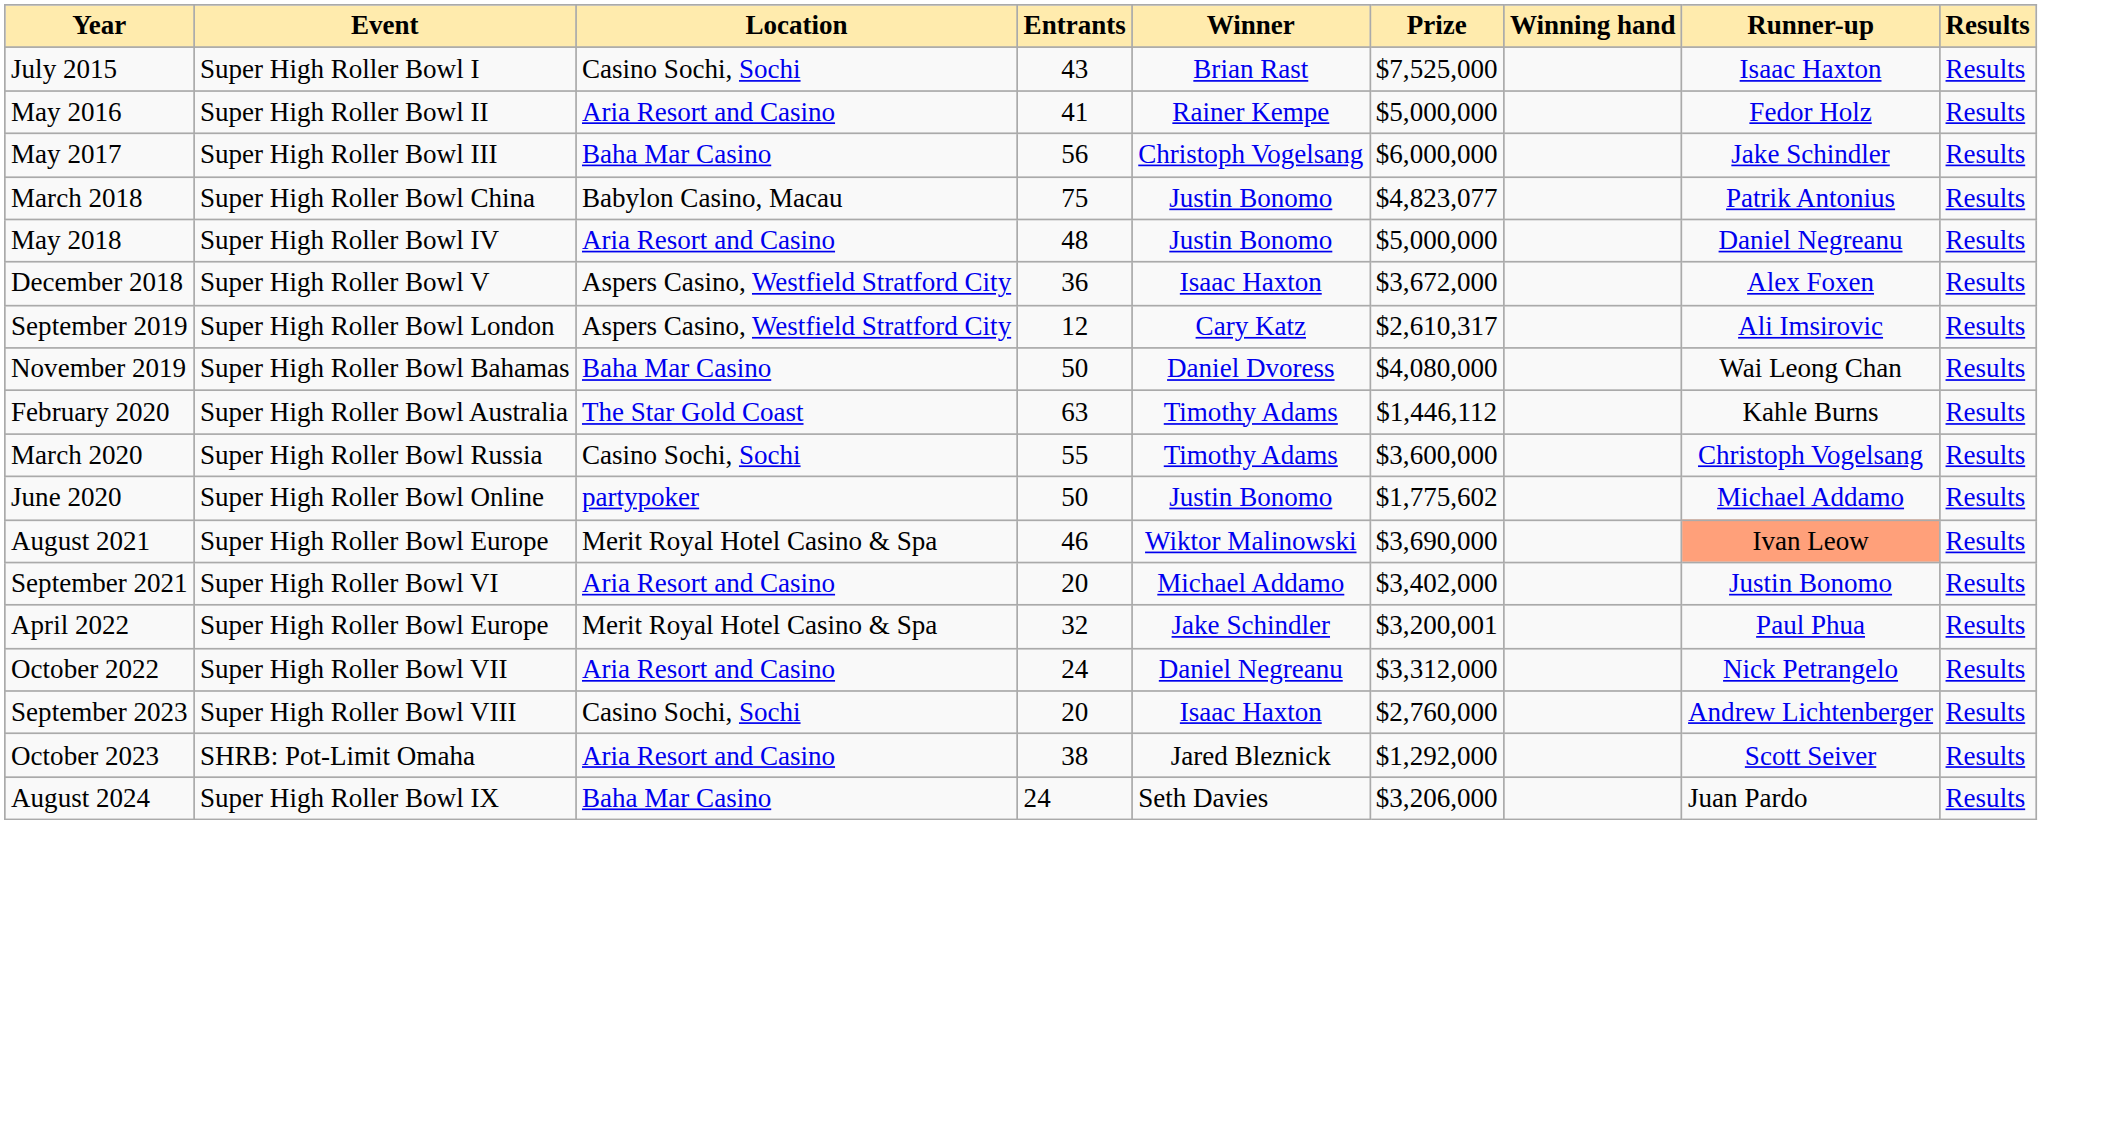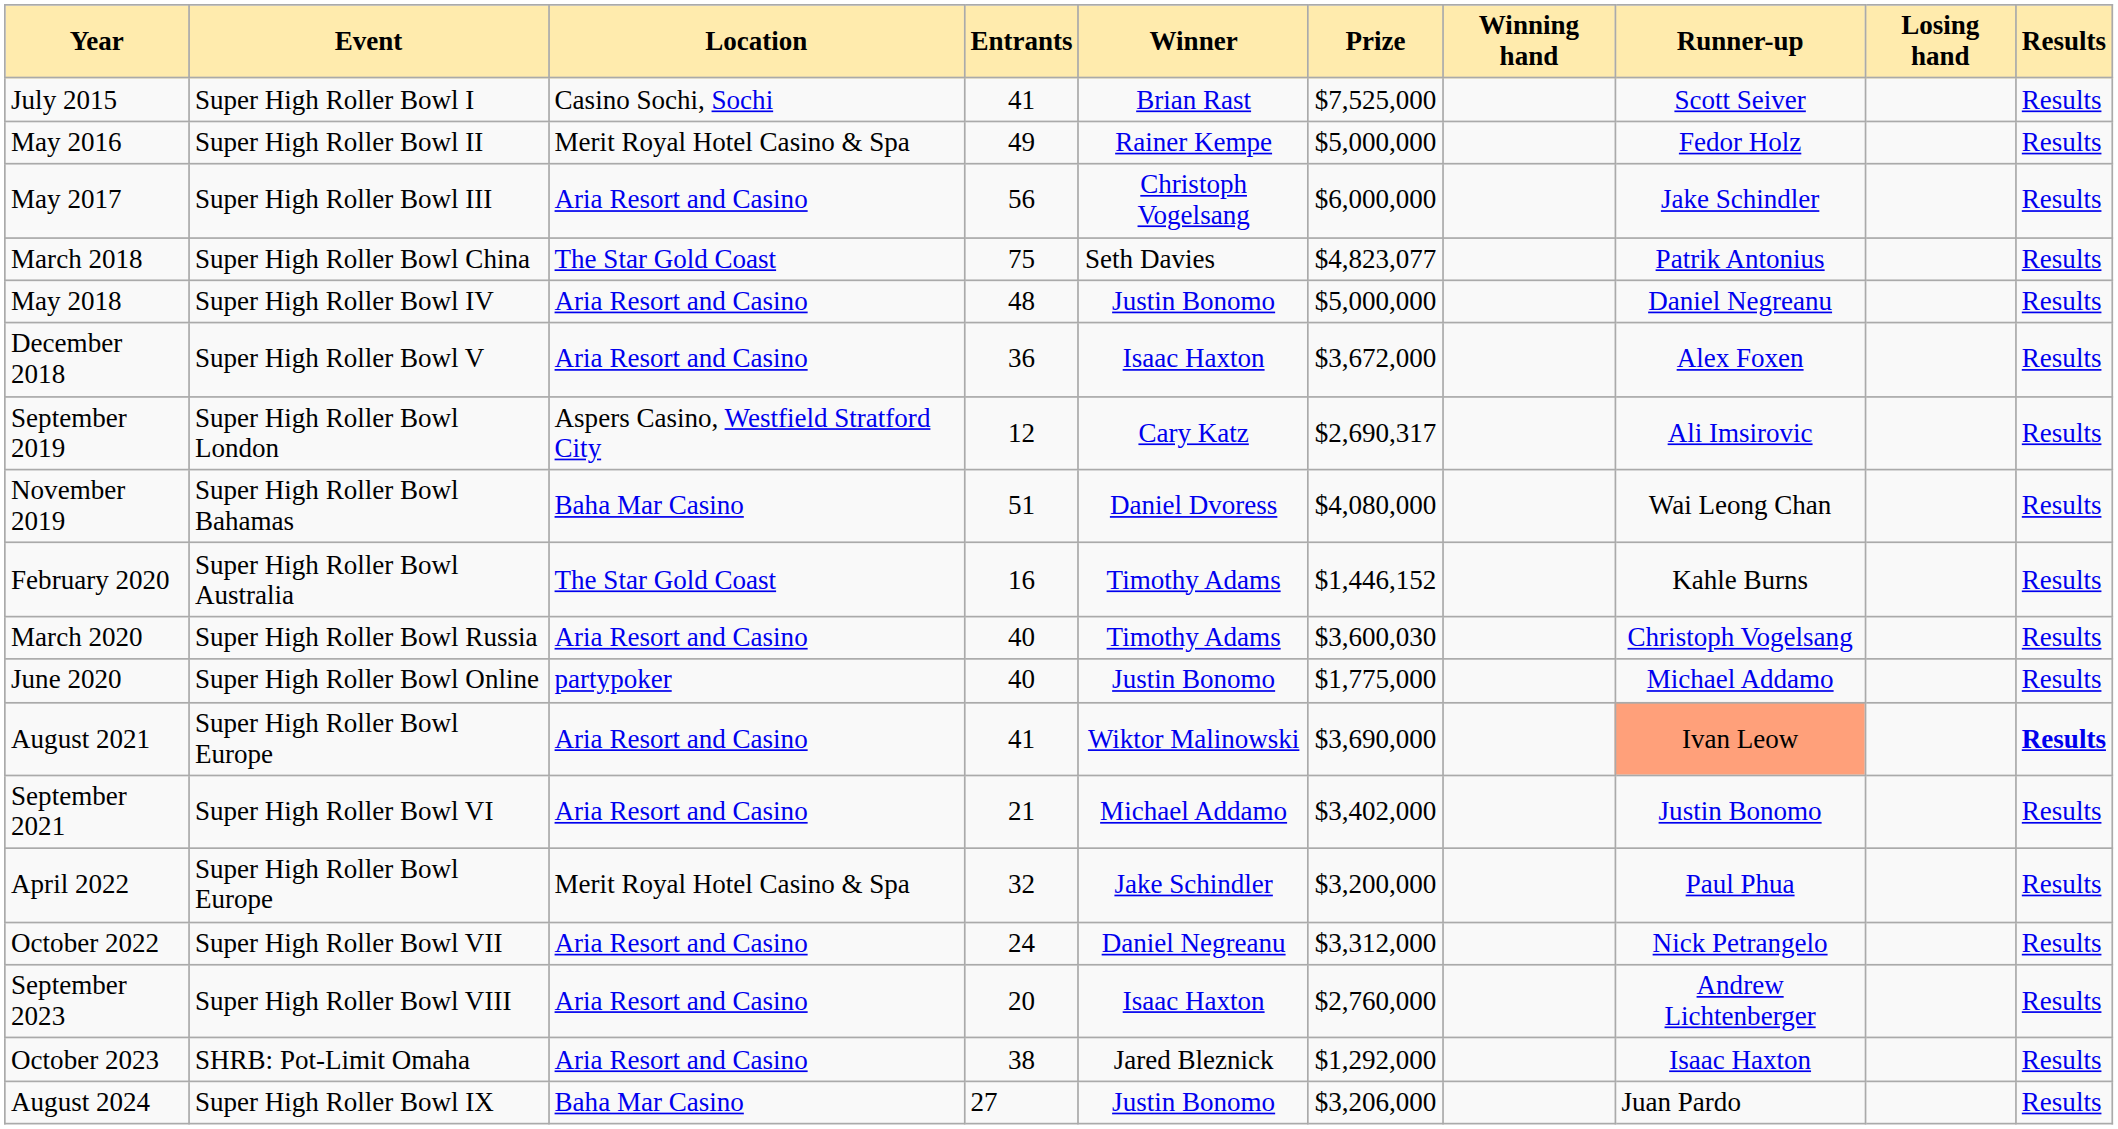+ column: (1940, 41)
(1075, 68) 43 -> (1021, 99) 41
(1811, 68) Isaac Haxton -> (1740, 99) Scott Seiver
(709, 111) Aria Resort and Casino -> (732, 142) Merit Royal Hotel Casino & Spa
(1075, 111) 41 -> (1021, 142) 49
(677, 154) Baha Mar Casino -> (681, 200) Aria Resort and Casino
(712, 197) Babylon Casino, Macau -> (665, 258) The Star Gold Coast
(1251, 197) Justin Bonomo -> (1150, 258) Seth Davies
(797, 283) Aspers Casino, Westfield Stratford City -> (681, 359) Aria Resort and Casino
(1437, 326) $2,610,317 -> (1376, 432) $2,690,317
(1075, 369) 50 -> (1021, 505) 51
(1075, 411) 63 -> (1021, 579) 16
(1437, 411) $1,446,112 -> (1376, 579) $1,446,152
(691, 454) Casino Sochi, Sochi -> (681, 637) Aria Resort and Casino
(1075, 454) 55 -> (1021, 637) 40
(1437, 454) $3,600,000 -> (1376, 637) $3,600,030
(1075, 497) 50 -> (1021, 680) 40
(1437, 497) $1,775,602 -> (1376, 680) $1,775,000
(760, 540) Merit Royal Hotel Casino & Spa -> (681, 738) Aria Resort and Casino
(1075, 540) 46 -> (1021, 738) 41
(1985, 540) normal -> (2064, 738) bold
(1075, 583) 20 -> (1021, 811) 21
(1437, 626) $3,200,001 -> (1376, 884) $3,200,000
(691, 712) Casino Sochi, Sochi -> (681, 1001) Aria Resort and Casino
(1811, 754) Scott Seiver -> (1740, 1059) Isaac Haxton
(1037, 797) 24 -> (984, 1102) 27
(1203, 797) Seth Davies -> (1194, 1102) Justin Bonomo
